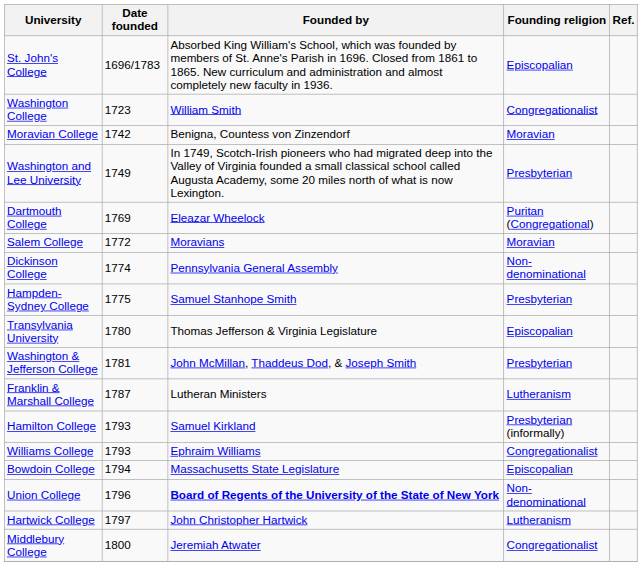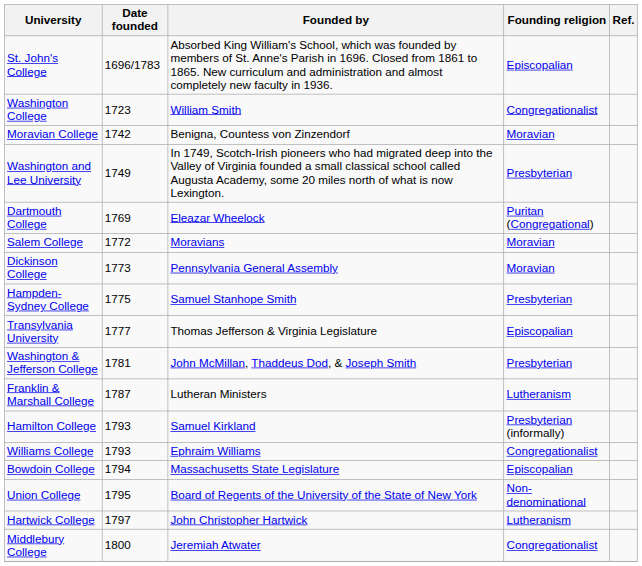(118, 268) 1774 -> (118, 268) 1773
(546, 268) Non-denominational -> (531, 268) Moravian
(118, 331) 1780 -> (118, 331) 1777
(118, 495) 1796 -> (118, 495) 1795
(335, 495) bold -> (324, 495) normal
